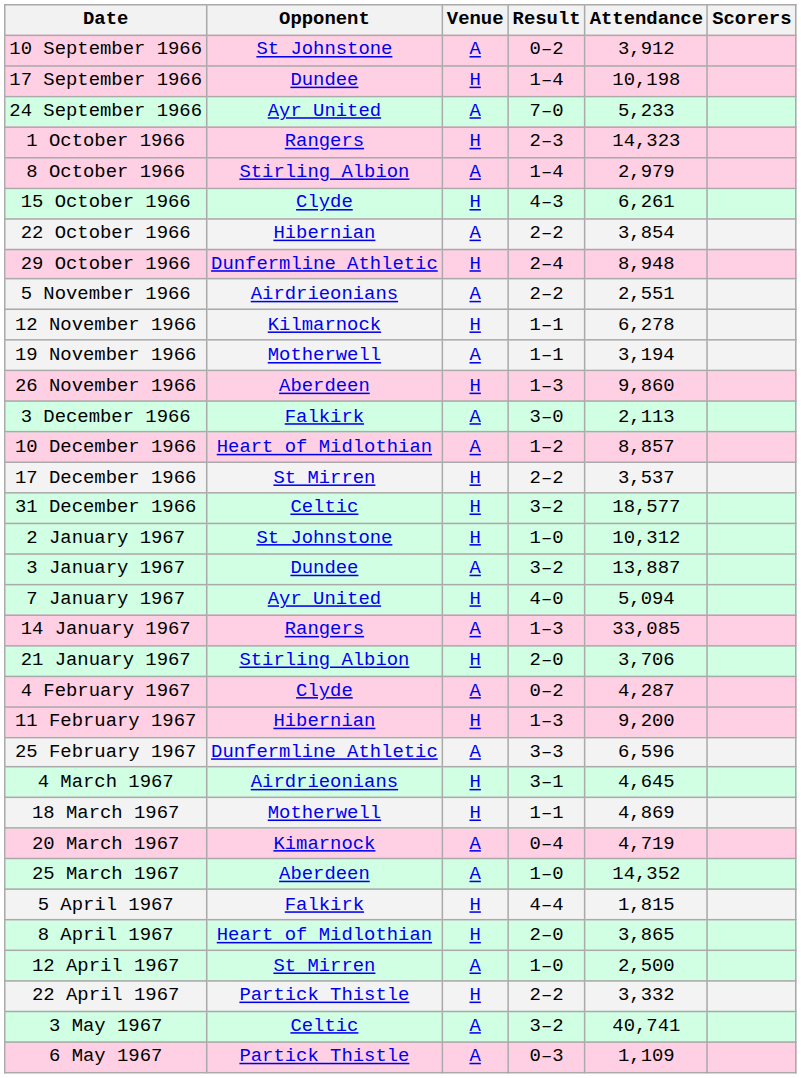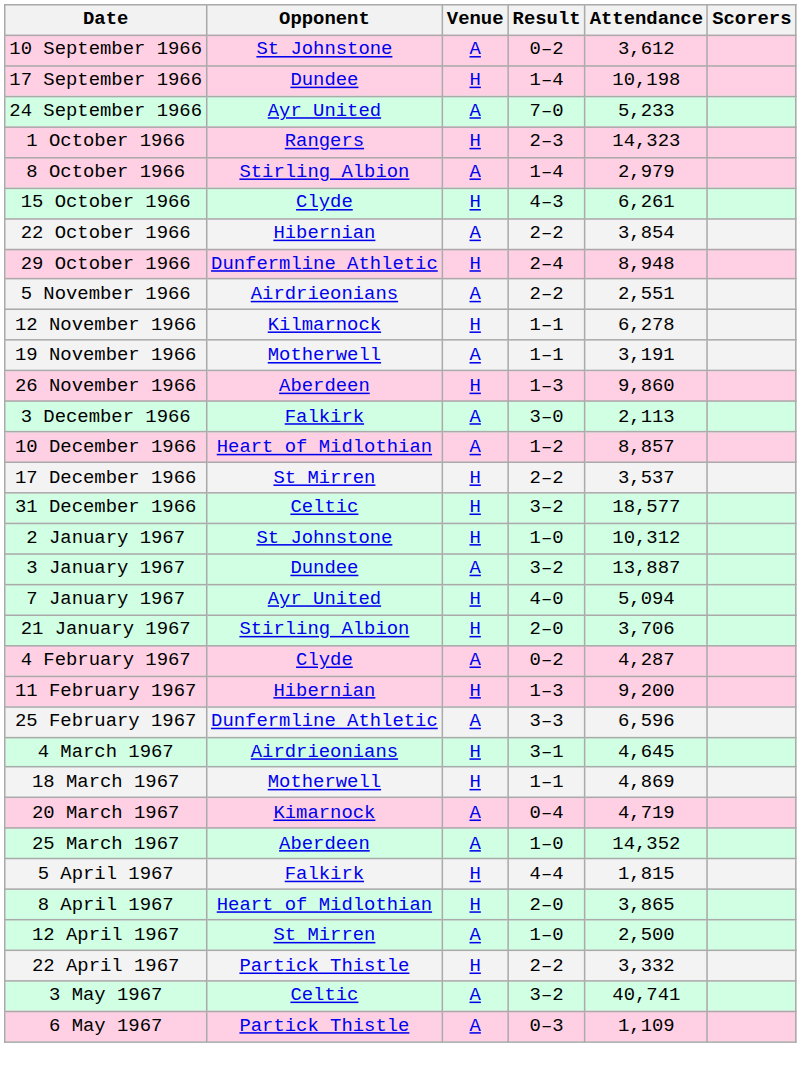(646, 51) 3,912 -> (646, 51) 3,612
(646, 356) 3,194 -> (646, 356) 3,191
- row: (106, 630)
